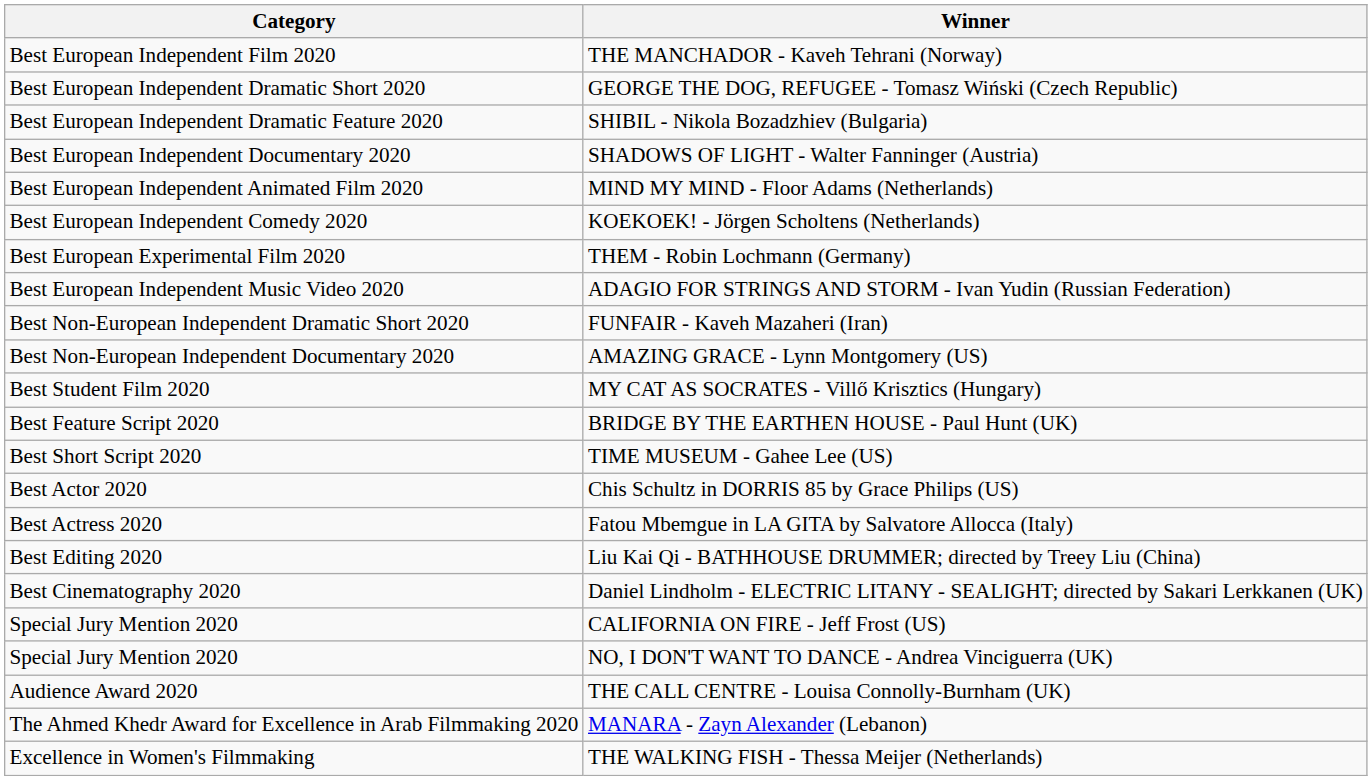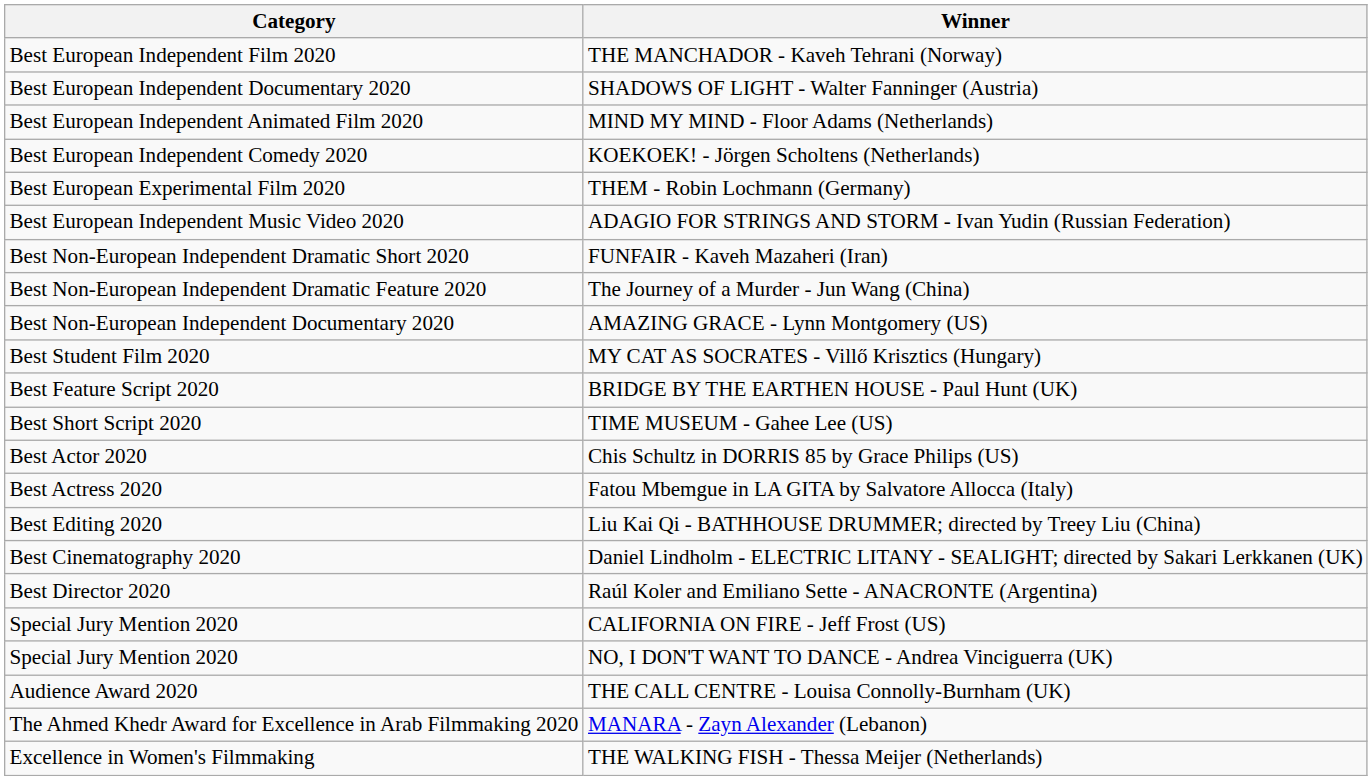- row: (883, 88)
- row: (758, 121)
+ row: (779, 289)
+ row: (843, 590)
